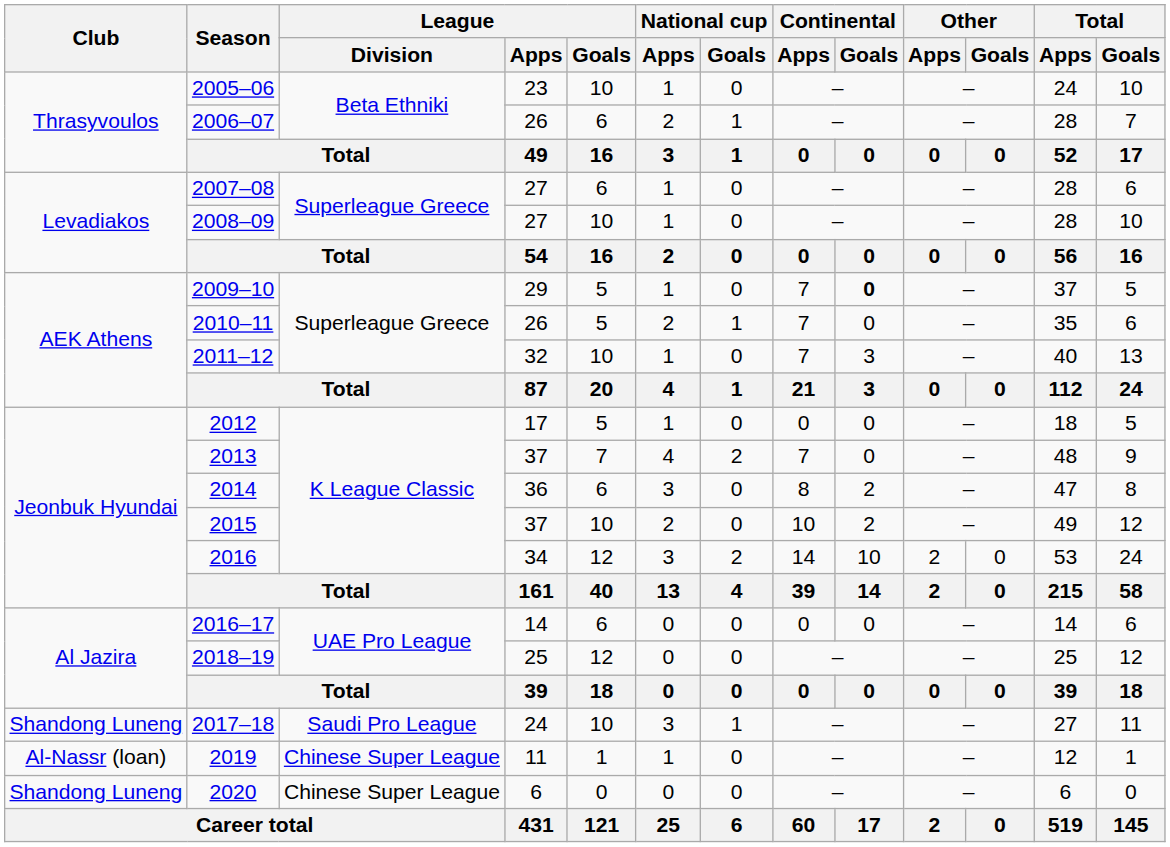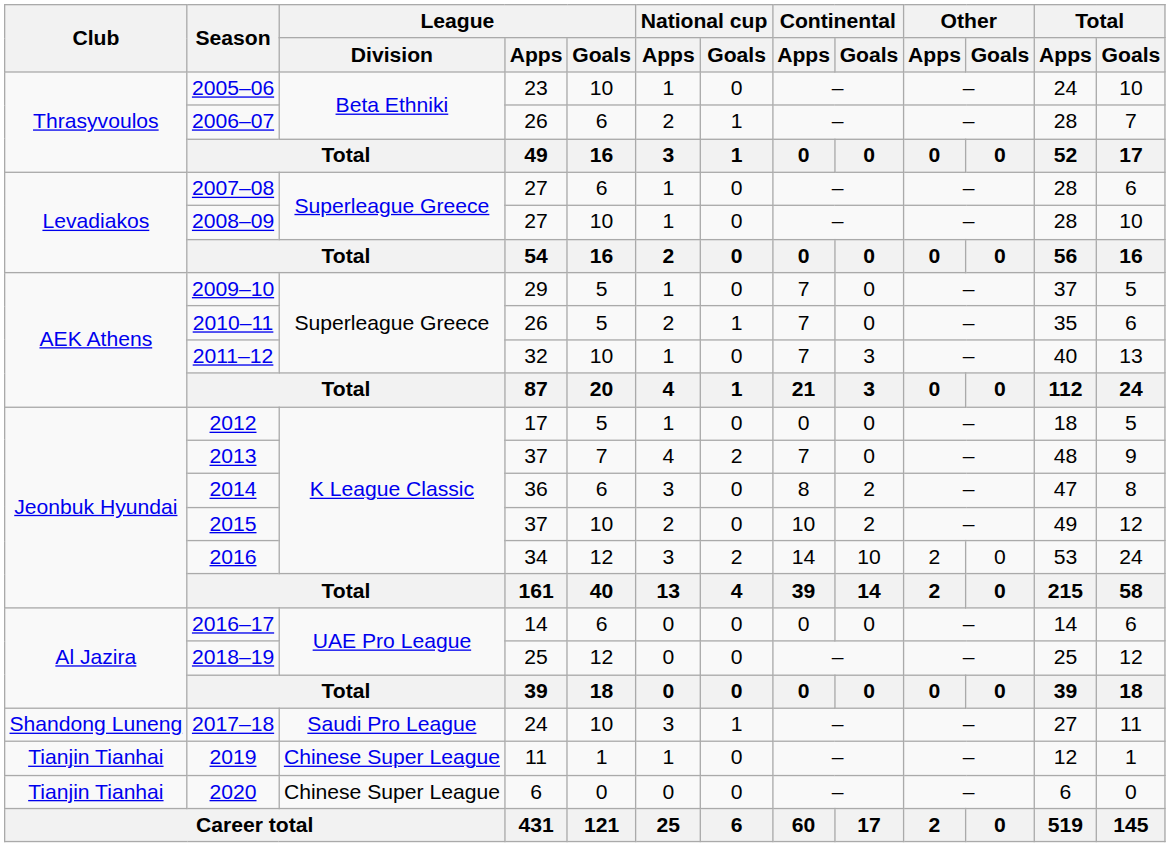(869, 289) bold -> (869, 289) normal
(96, 758) Al-Nassr (loan) -> (96, 758) Tianjin Tianhai
(96, 791) Shandong Luneng -> (96, 791) Tianjin Tianhai
